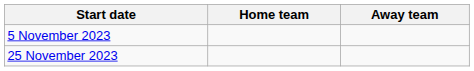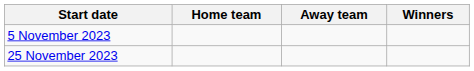+ column: (428, 14)
